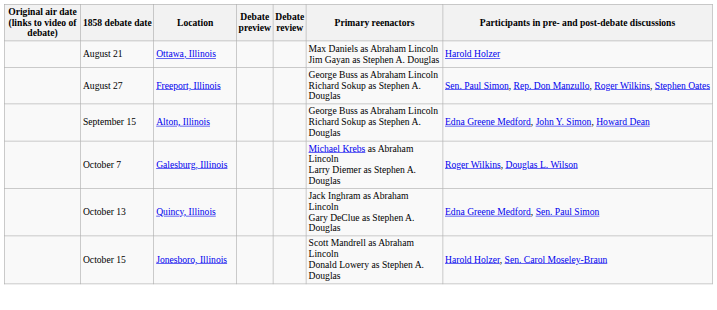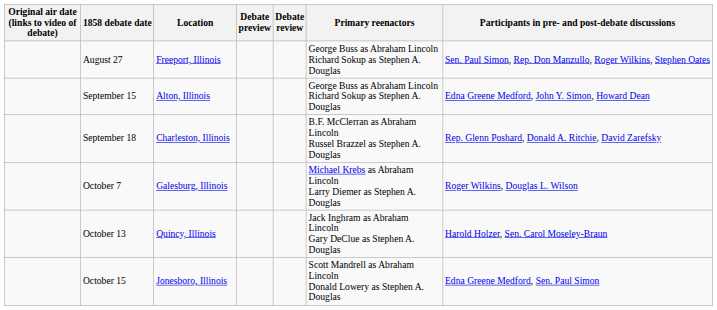- row: (103, 54)
+ row: (109, 138)
(522, 212) Edna Greene Medford, Sen. Paul Simon -> (526, 234) Harold Holzer, Sen. Carol Moseley-Braun
(526, 260) Harold Holzer, Sen. Carol Moseley-Braun -> (522, 281) Edna Greene Medford, Sen. Paul Simon
